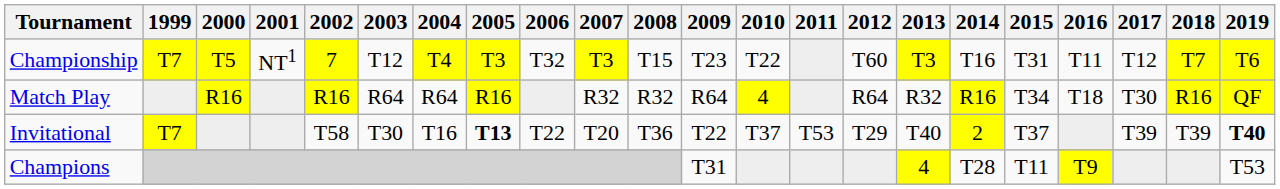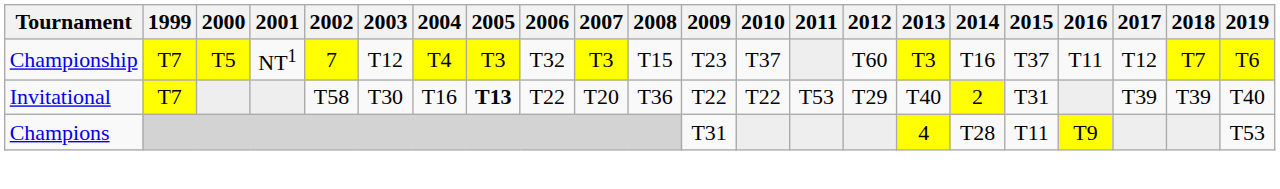(763, 59) T22 -> (763, 59) T37
(1032, 59) T31 -> (1032, 59) T37
- row: (60, 97)
(763, 132) T37 -> (763, 97) T22
(1032, 132) T37 -> (1032, 97) T31
(1247, 132) bold -> (1247, 97) normal
